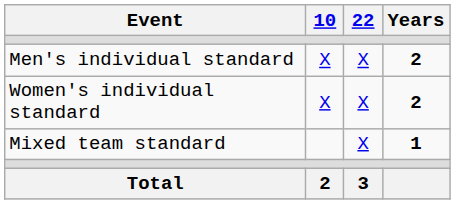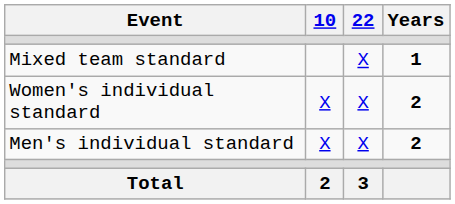rows swapped: (152, 60) <-> (117, 144)
